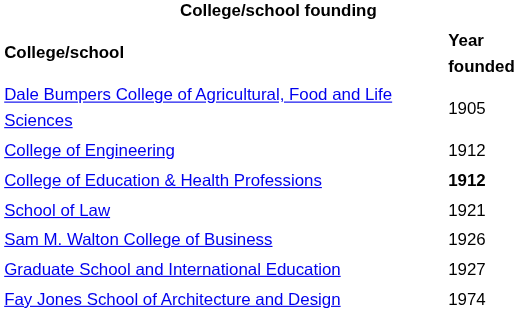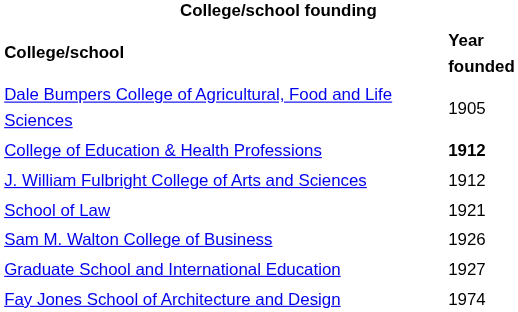- row: (89, 150)
+ row: (185, 180)
